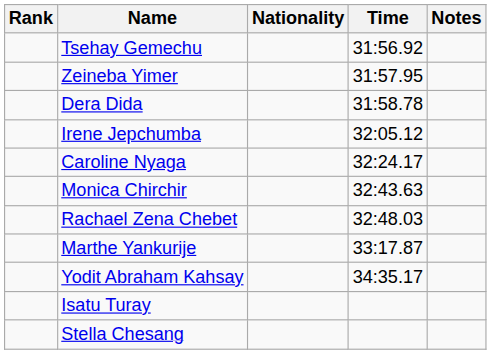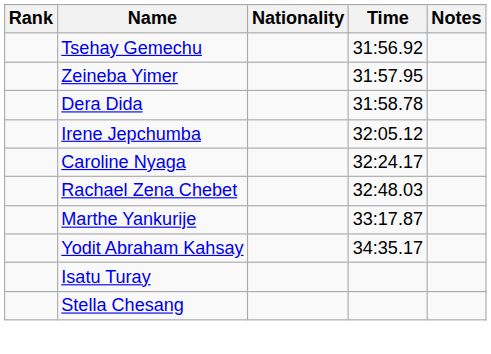- row: (124, 190)
